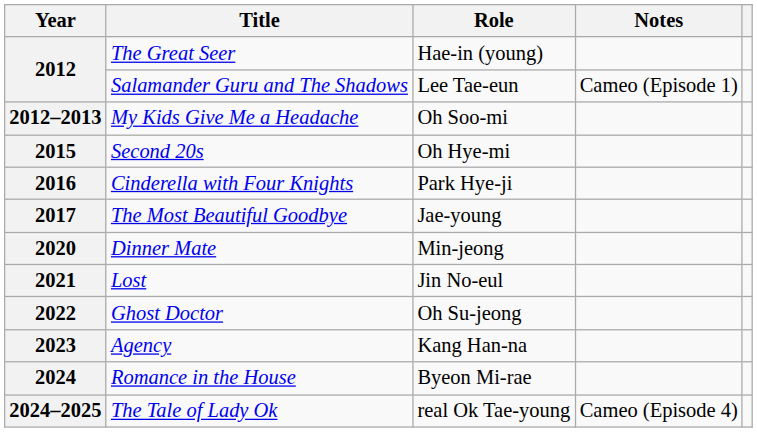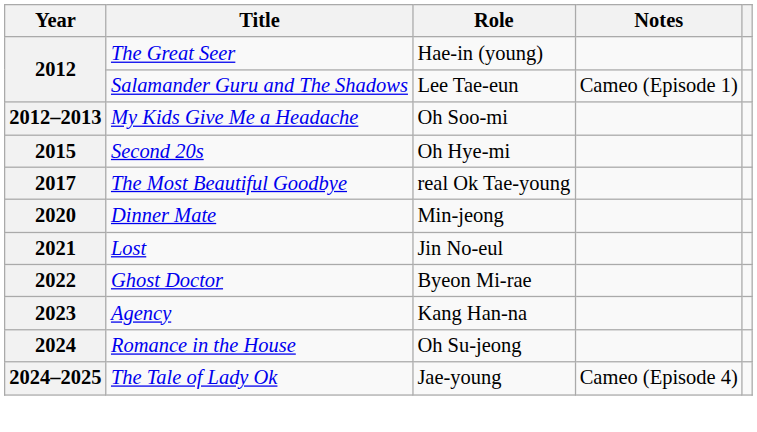- row: (55, 183)
(459, 215) Jae-young -> (494, 183) real Ok Tae-young
(469, 313) Oh Su-jeong -> (475, 280) Byeon Mi-rae
(475, 378) Byeon Mi-rae -> (469, 345) Oh Su-jeong
(494, 410) real Ok Tae-young -> (459, 378) Jae-young
